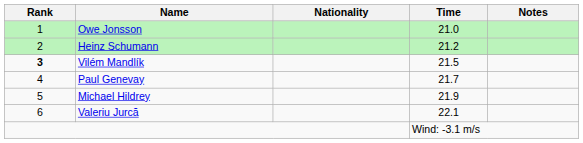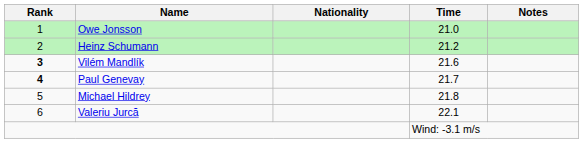(449, 63) 21.5 -> (449, 63) 21.6
(40, 79) normal -> (40, 79) bold
(449, 96) 21.9 -> (449, 96) 21.8
